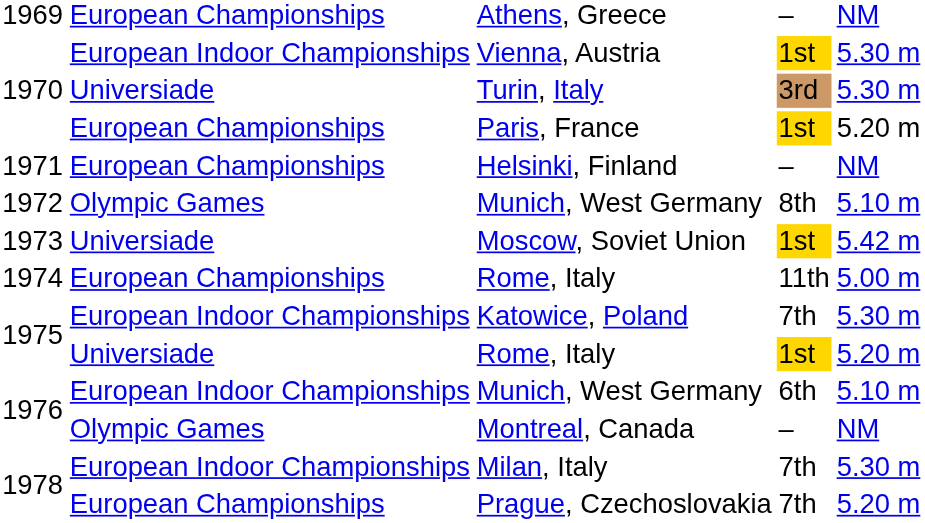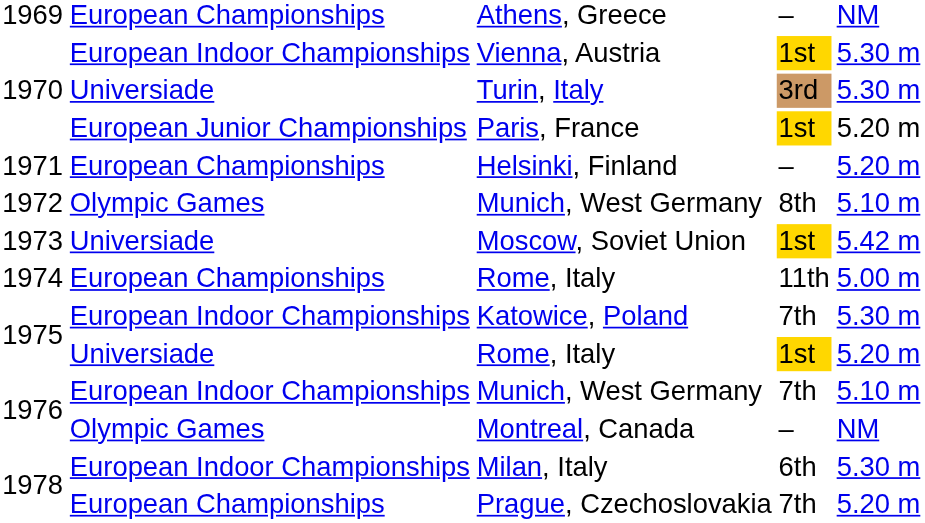(227, 128) European Championships -> (268, 128) European Junior Championships
(858, 165) NM -> (878, 165) 5.20 m
(798, 391) 6th -> (798, 391) 7th
(798, 466) 7th -> (798, 466) 6th
